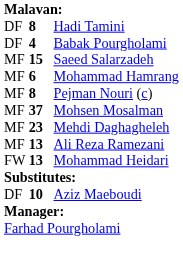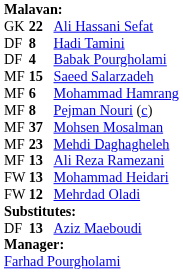+ row: (103, 26)
+ row: (97, 194)
(36, 194) 10 -> (36, 228) 13
